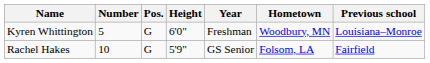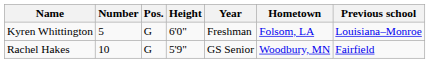(295, 31) Woodbury, MN -> (287, 31) Folsom, LA
(287, 49) Folsom, LA -> (295, 49) Woodbury, MN
